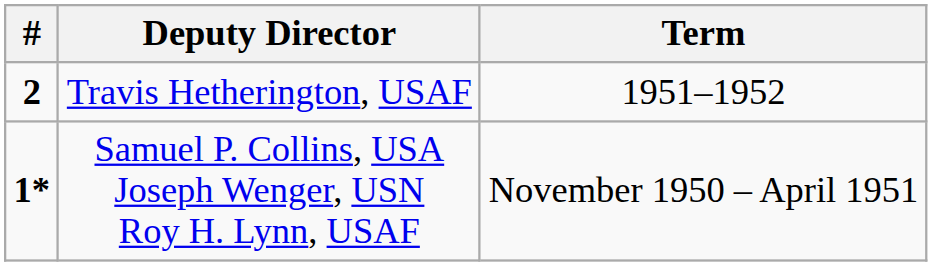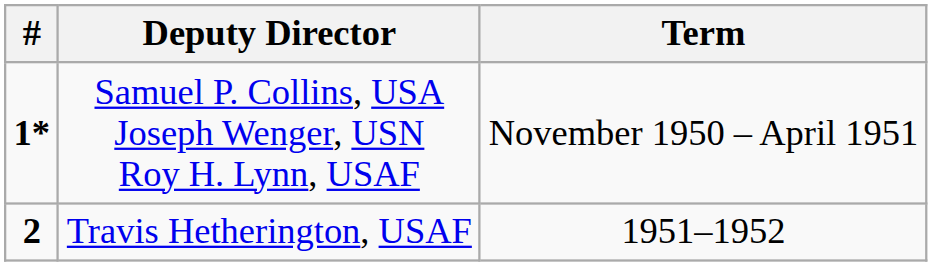rows swapped: (269, 190) <-> (269, 91)
